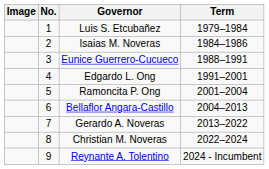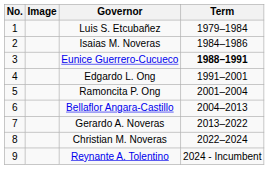columns swapped: (49, 12) <-> (21, 12)
(222, 60) normal -> (222, 60) bold
